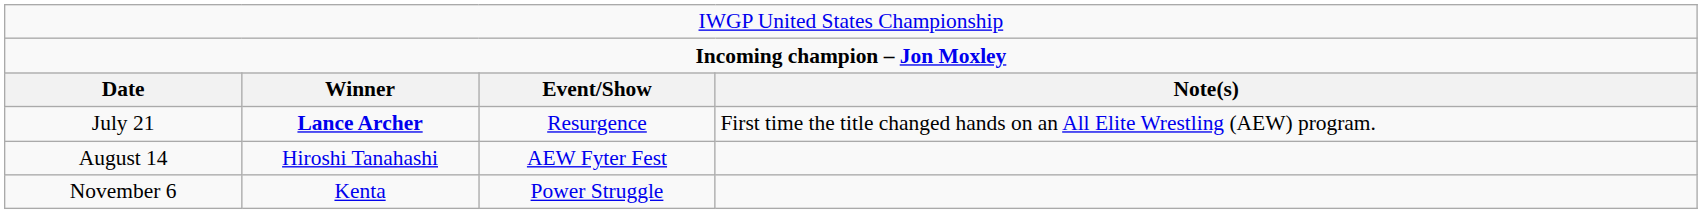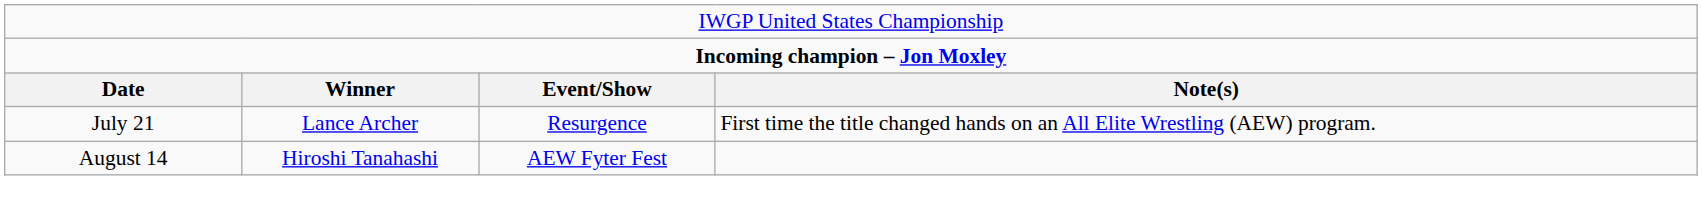(360, 123) bold -> (360, 123) normal
- row: (123, 191)
